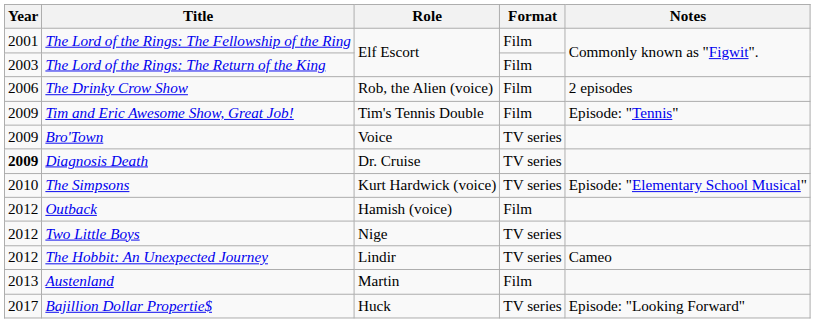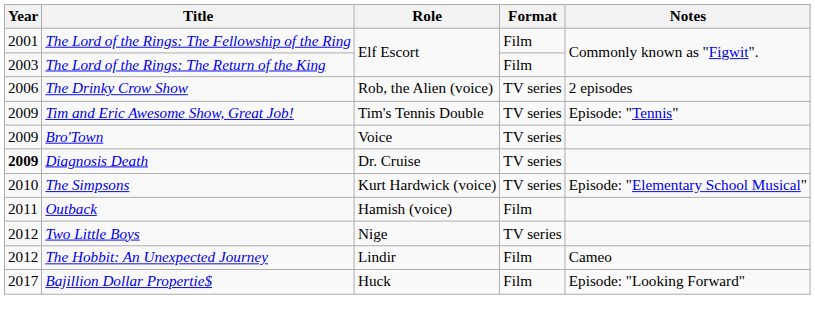(518, 88) Film -> (533, 88) TV series
(518, 112) Film -> (533, 112) TV series
(23, 209) 2012 -> (23, 209) 2011
(533, 257) TV series -> (518, 257) Film
- row: (80, 281)
(533, 305) TV series -> (518, 281) Film
